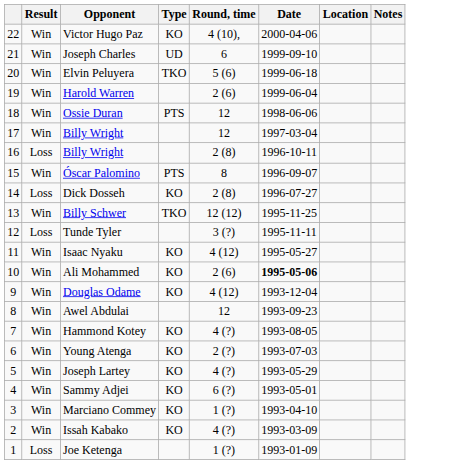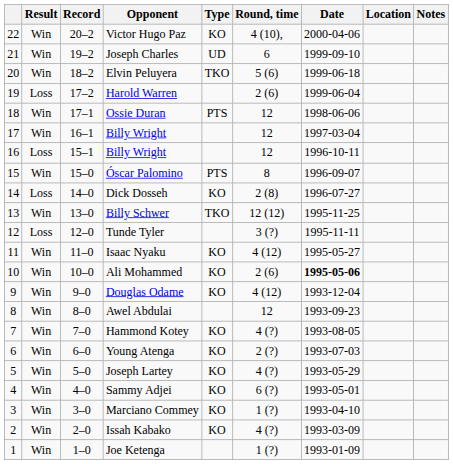+ column: (82, 14)
(41, 93) Win -> (41, 93) Loss
(224, 153) 2 (8) -> (267, 153) 12
(41, 450) Loss -> (41, 450) Win
